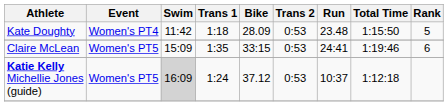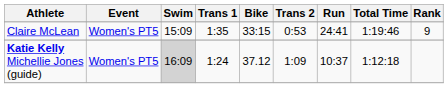- row: (41, 31)
(427, 48) 6 -> (427, 31) 9
(295, 79) 0:53 -> (295, 61) 1:09
